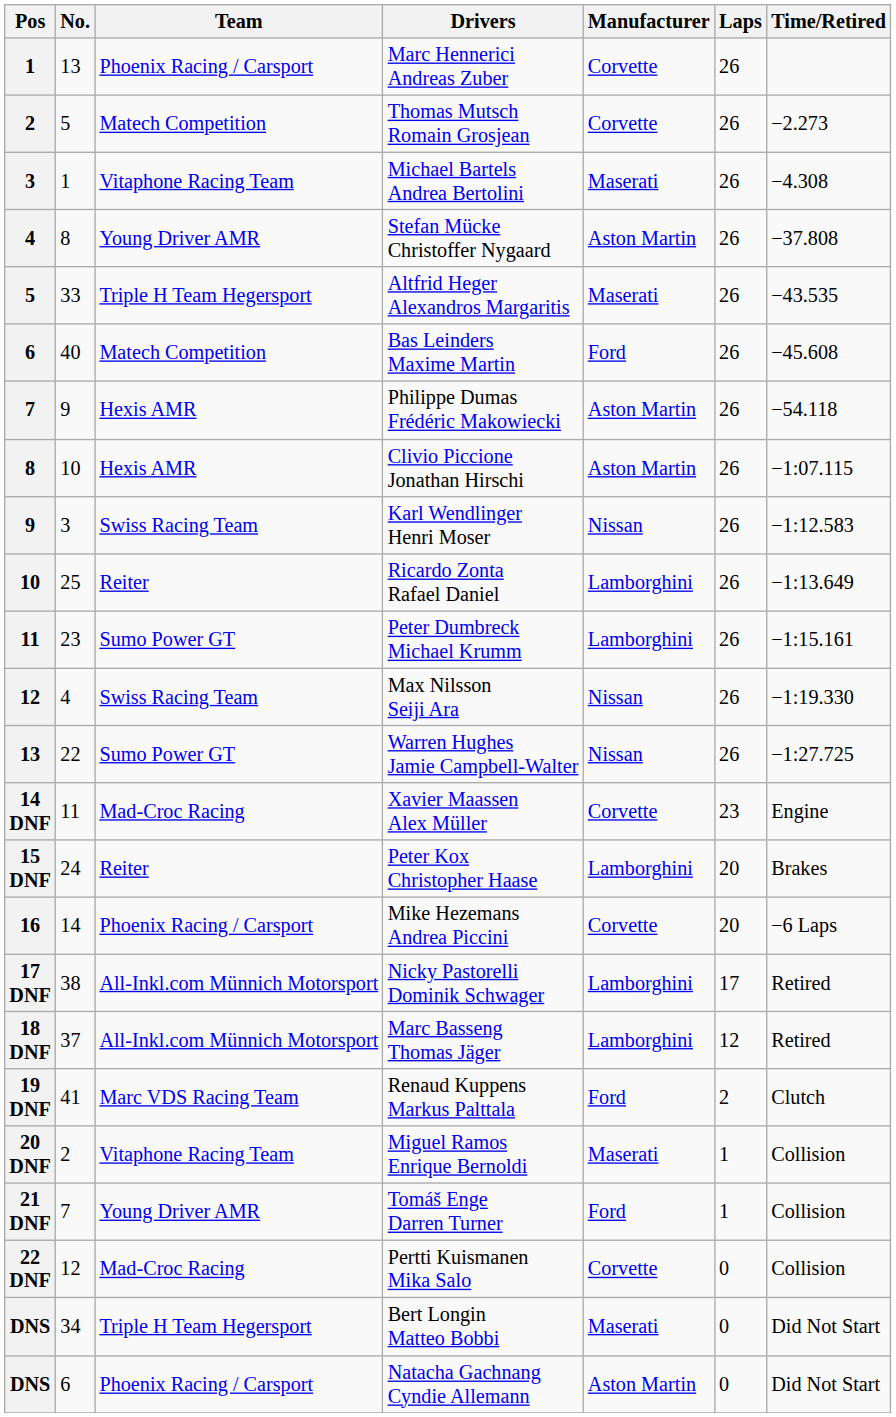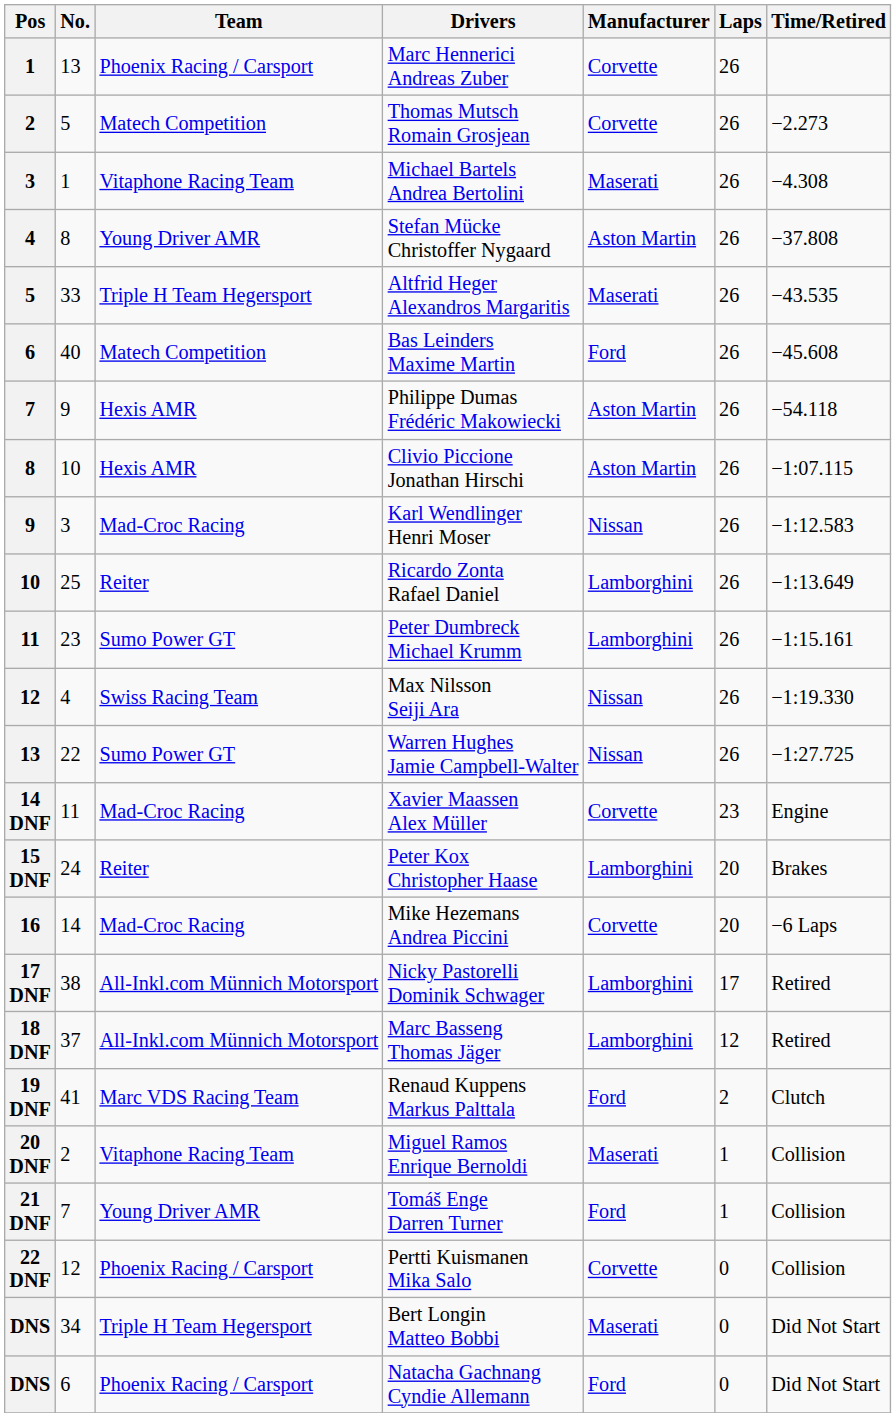(179, 524) Swiss Racing Team -> (172, 524) Mad-Croc Racing
(206, 925) Phoenix Racing / Carsport -> (172, 925) Mad-Croc Racing
(172, 1269) Mad-Croc Racing -> (206, 1269) Phoenix Racing / Carsport
(642, 1383) Aston Martin -> (607, 1383) Ford
